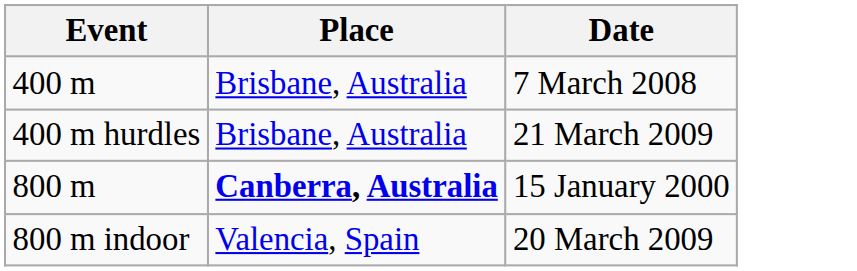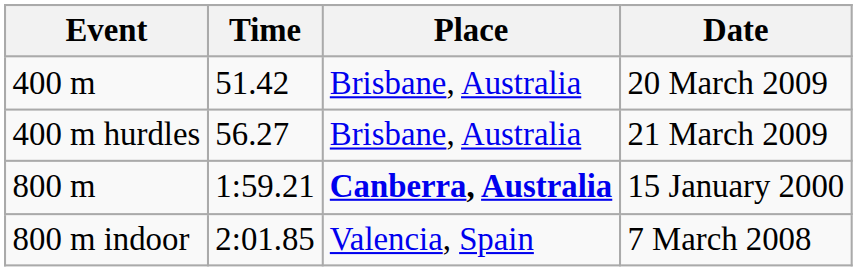+ column: (265, 30)
(605, 82) 7 March 2008 -> (728, 82) 20 March 2009
(613, 238) 20 March 2009 -> (719, 238) 7 March 2008
